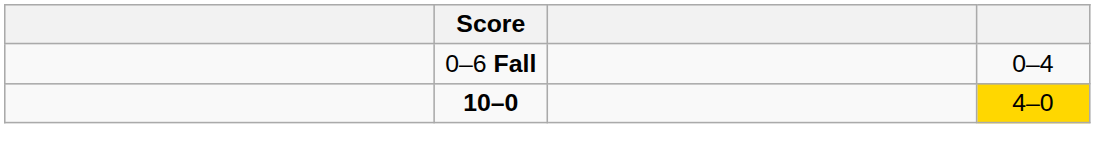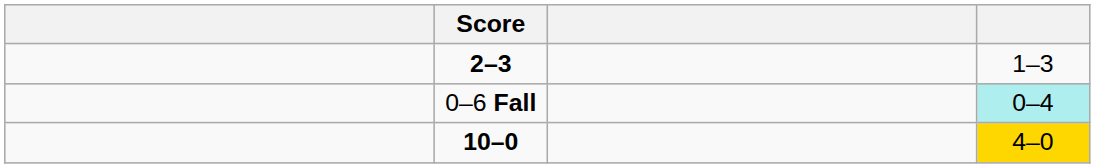+ row: (491, 63)
(1033, 63) no background -> (1033, 102) paleturquoise background
